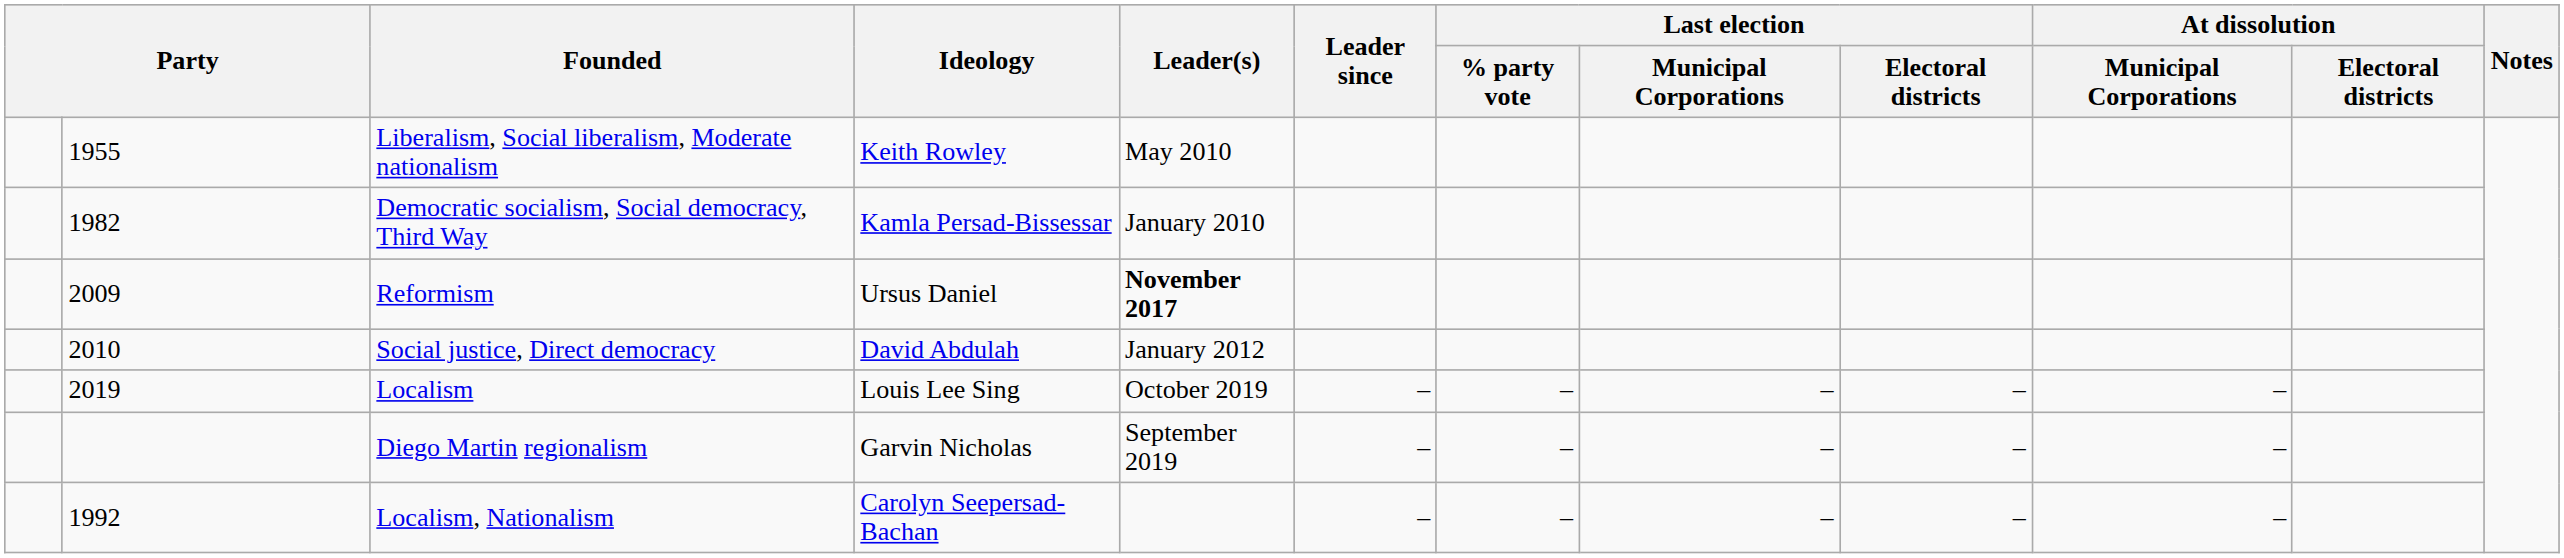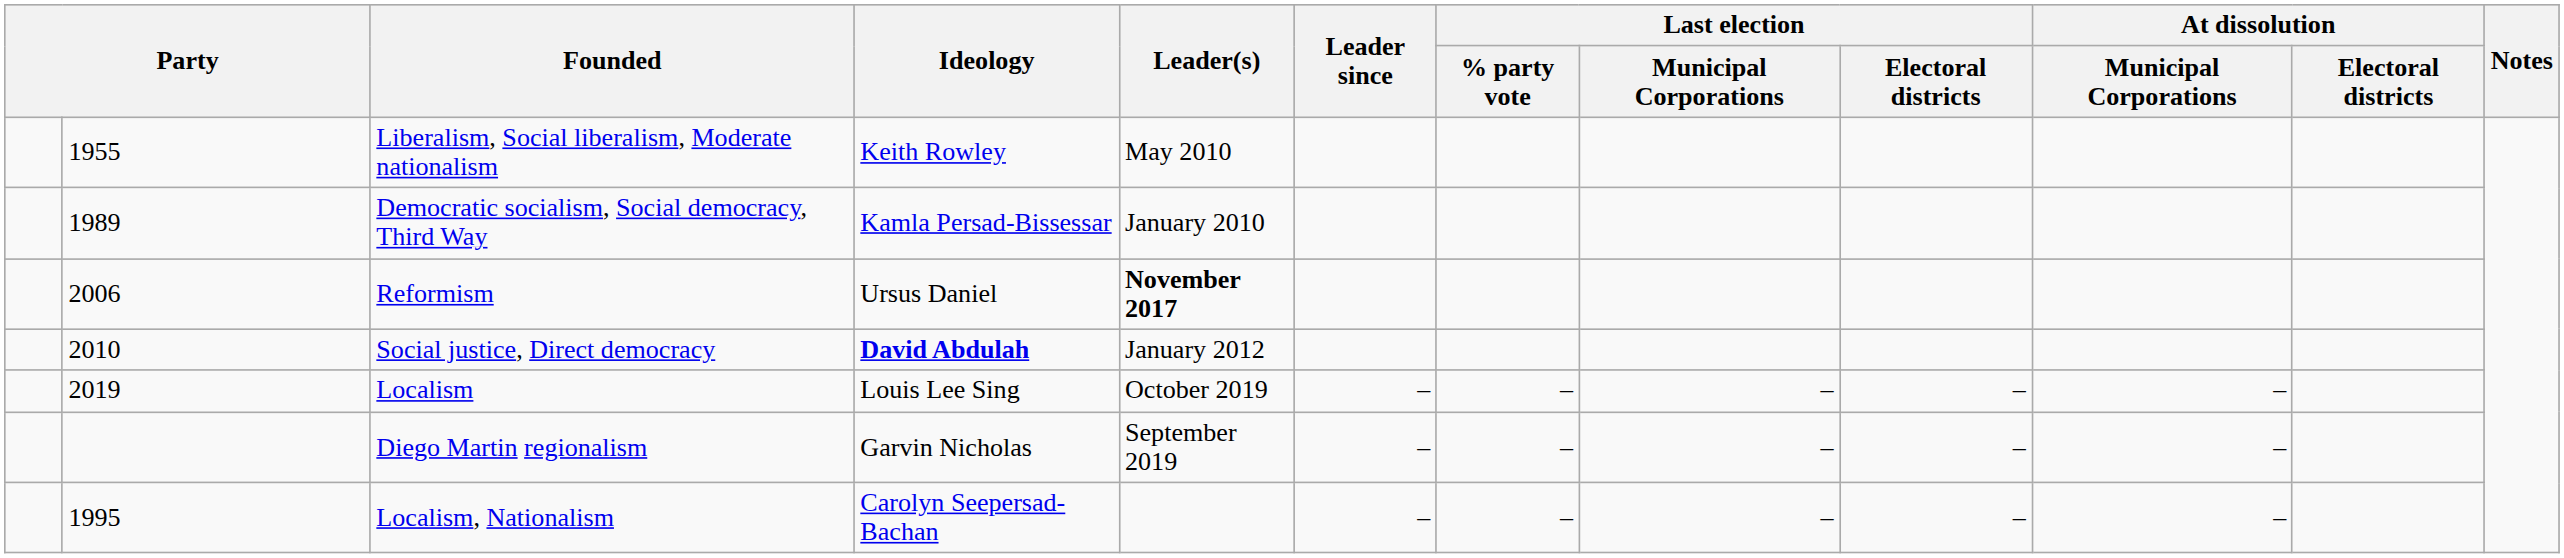(95, 222) 1982 -> (95, 222) 1989
(95, 293) 2009 -> (95, 293) 2006
(940, 349) normal -> (945, 349) bold
(95, 517) 1992 -> (95, 517) 1995
